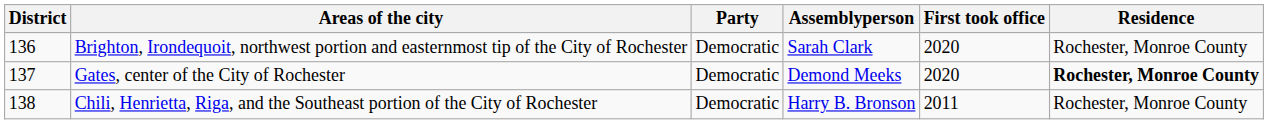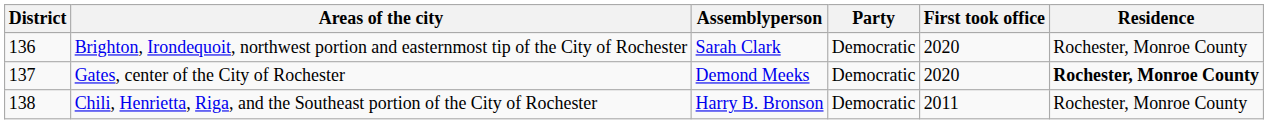columns swapped: (851, 18) <-> (737, 18)
